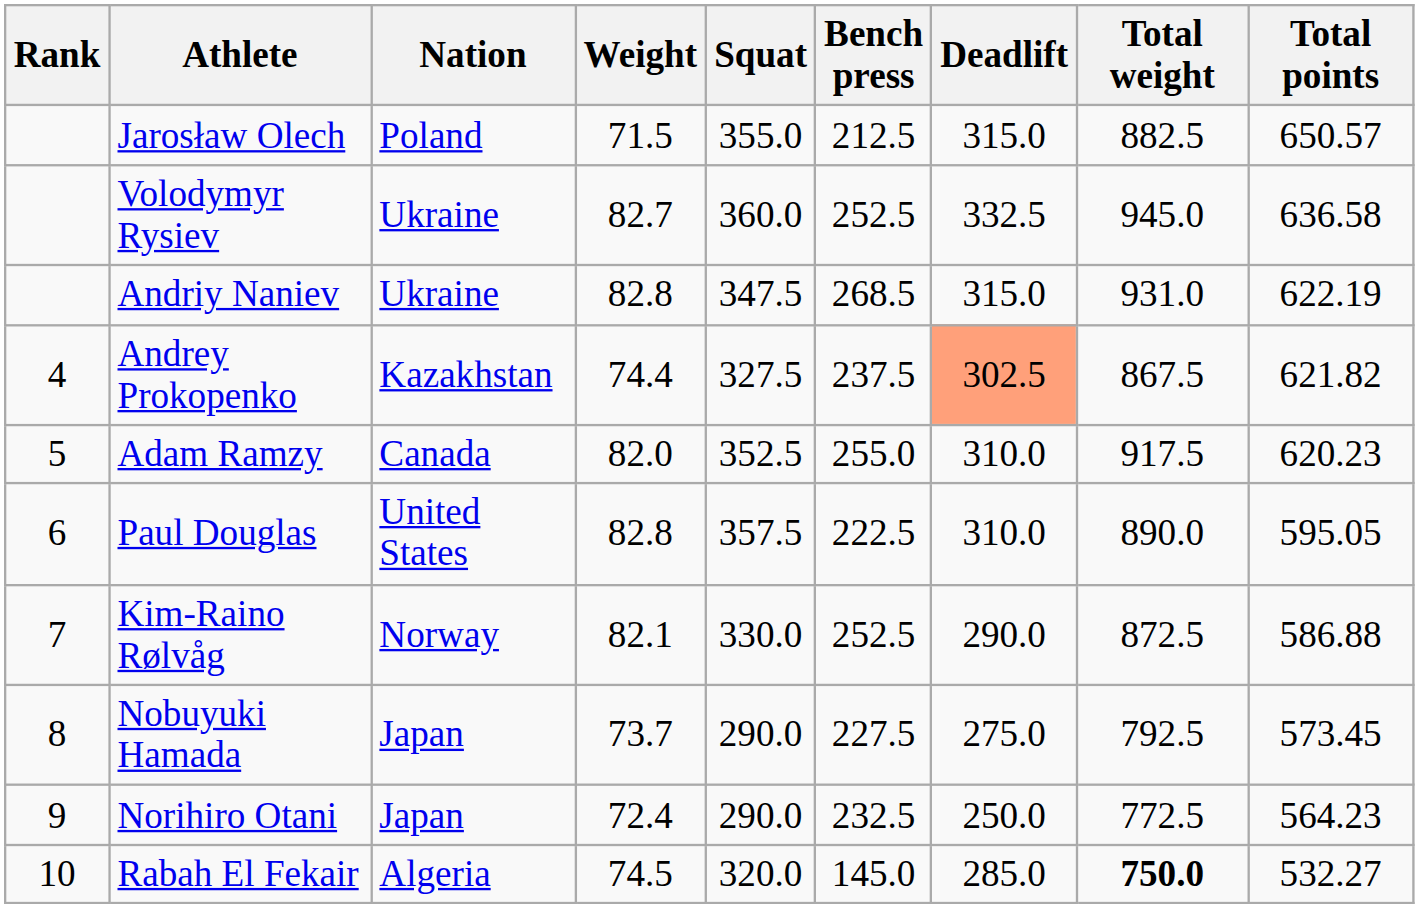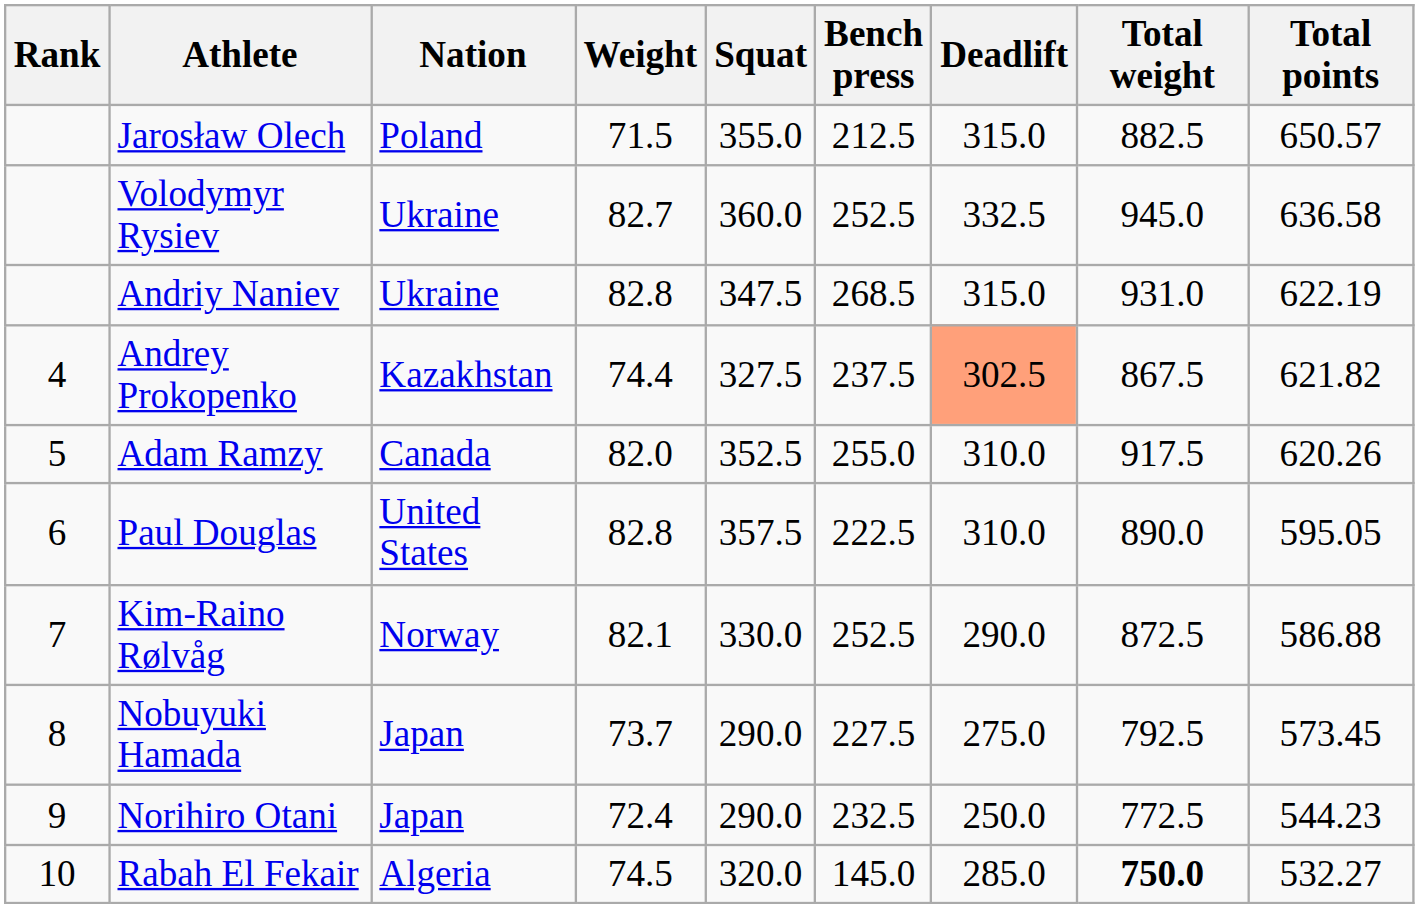(1331, 453) 620.23 -> (1331, 453) 620.26
(1331, 814) 564.23 -> (1331, 814) 544.23
